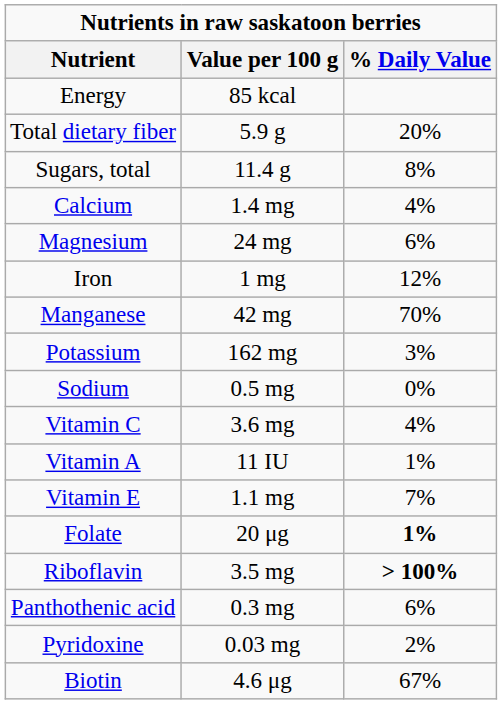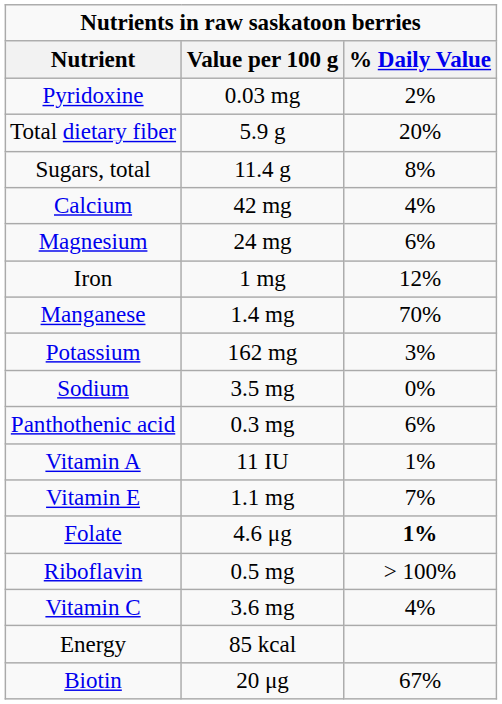rows swapped: (93, 95) <-> (93, 643)
(263, 205) 1.4 mg -> (263, 205) 42 mg
(263, 315) 42 mg -> (263, 315) 1.4 mg
(263, 388) 0.5 mg -> (263, 388) 3.5 mg
rows swapped: (93, 424) <-> (93, 607)
(263, 534) 20 μg -> (263, 534) 4.6 μg
(263, 570) 3.5 mg -> (263, 570) 0.5 mg
(420, 570) bold -> (420, 570) normal
(263, 680) 4.6 μg -> (263, 680) 20 μg
